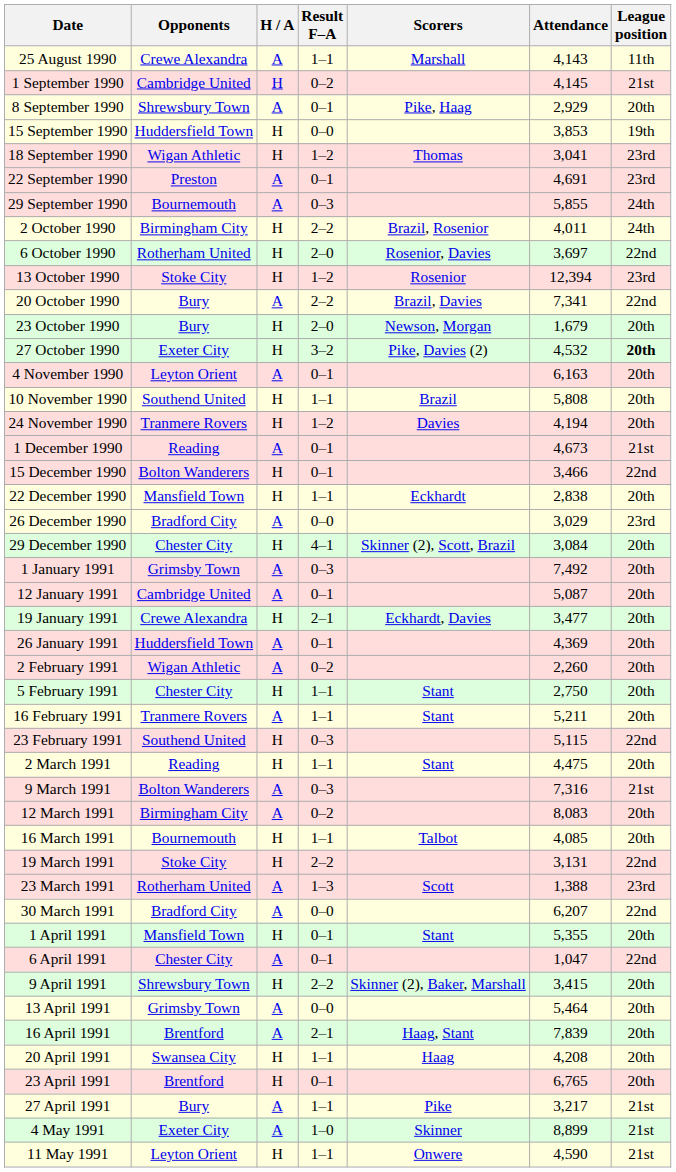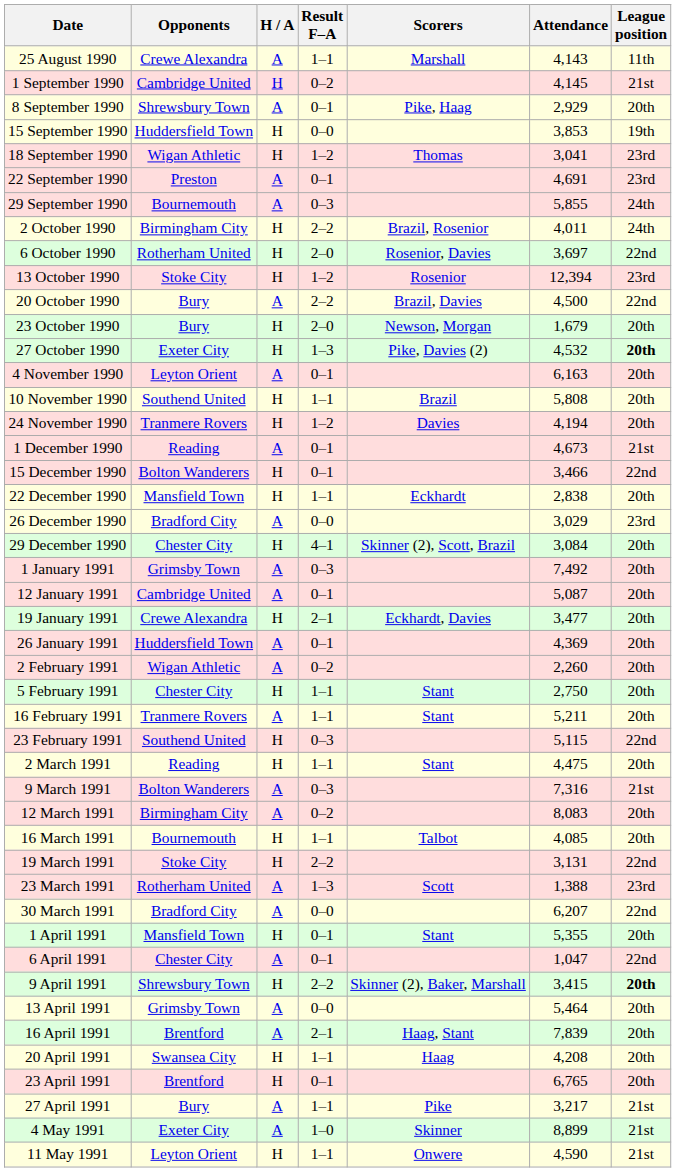(570, 301) 7,341 -> (570, 301) 4,500
(322, 350) 3–2 -> (322, 350) 1–3
(641, 983) normal -> (641, 983) bold
